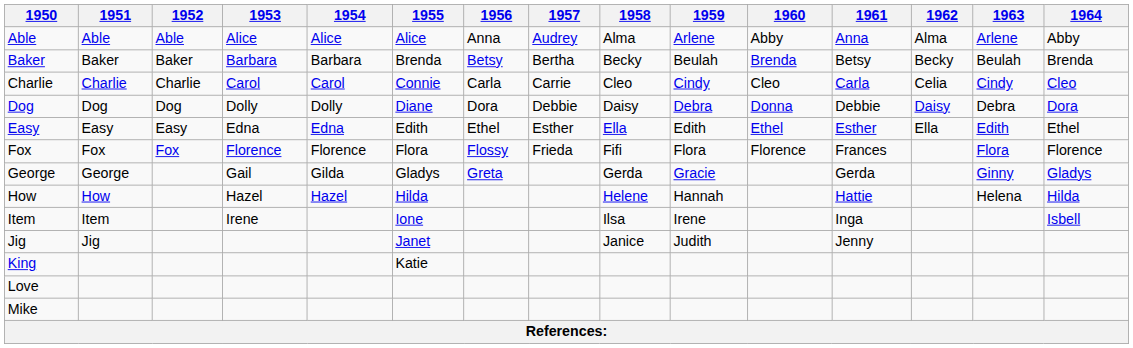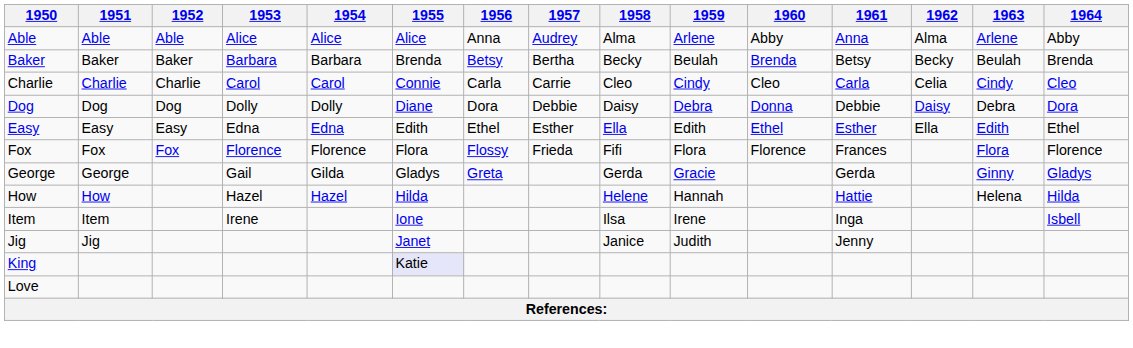(412, 264) no background -> (412, 264) lavender background
- row: (23, 309)
